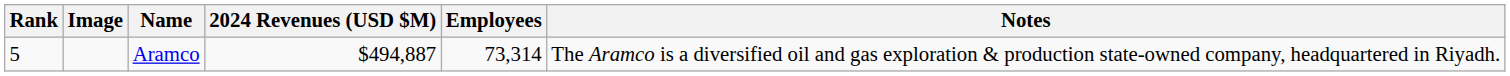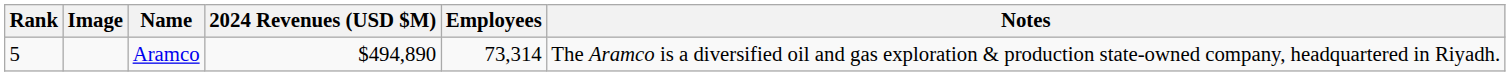(397, 53) $494,887 -> (397, 53) $494,890
